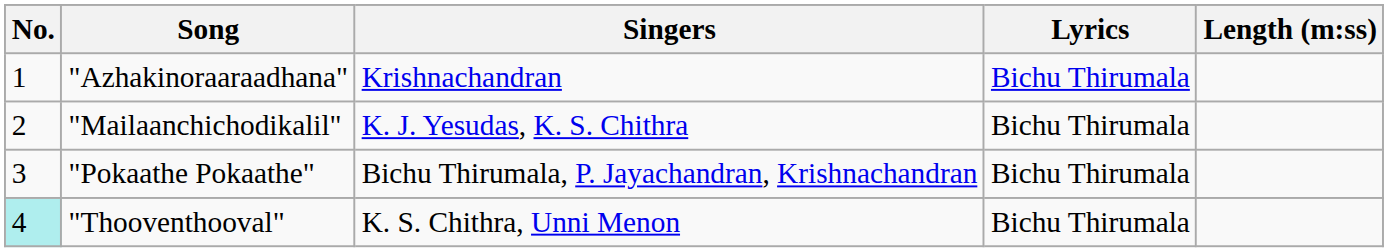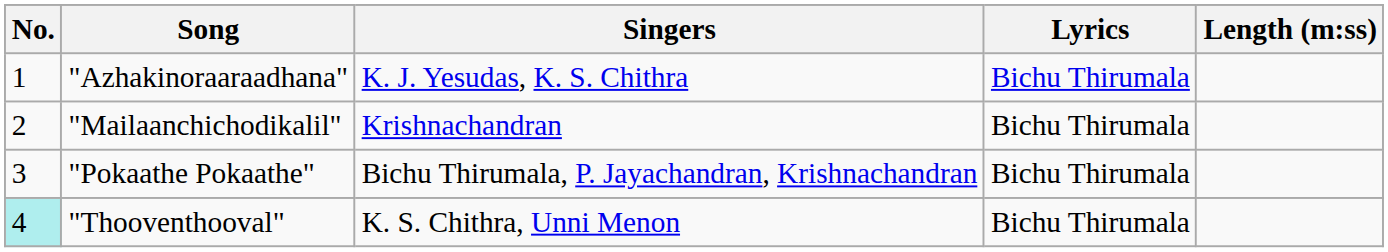(462, 77) Krishnachandran -> (525, 77) K. J. Yesudas, K. S. Chithra
(525, 125) K. J. Yesudas, K. S. Chithra -> (462, 125) Krishnachandran
